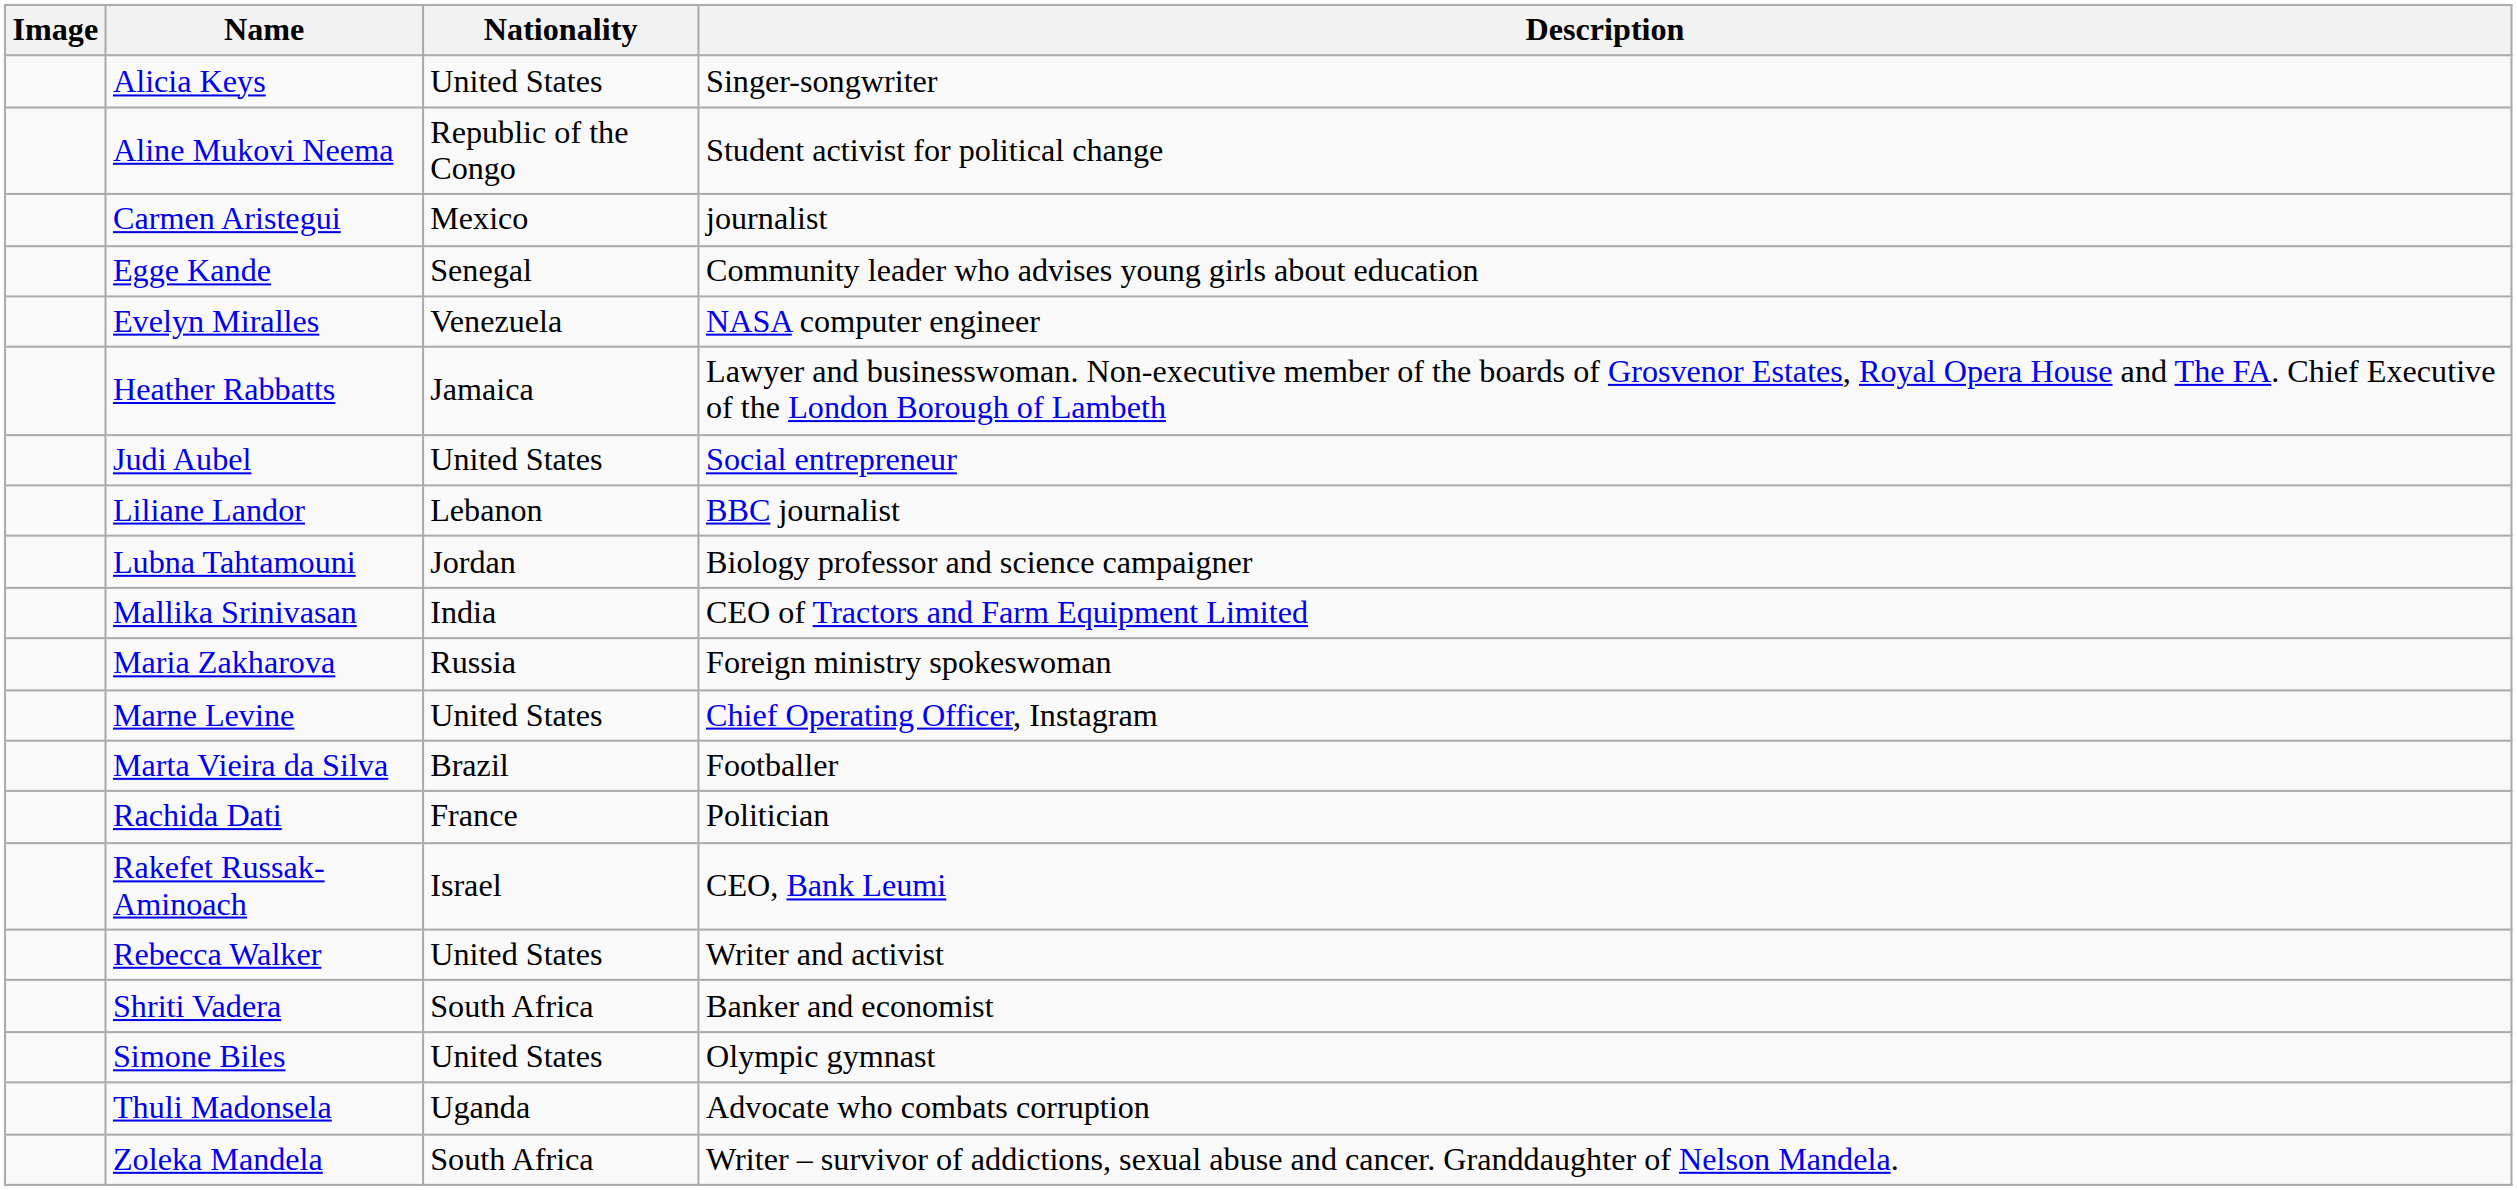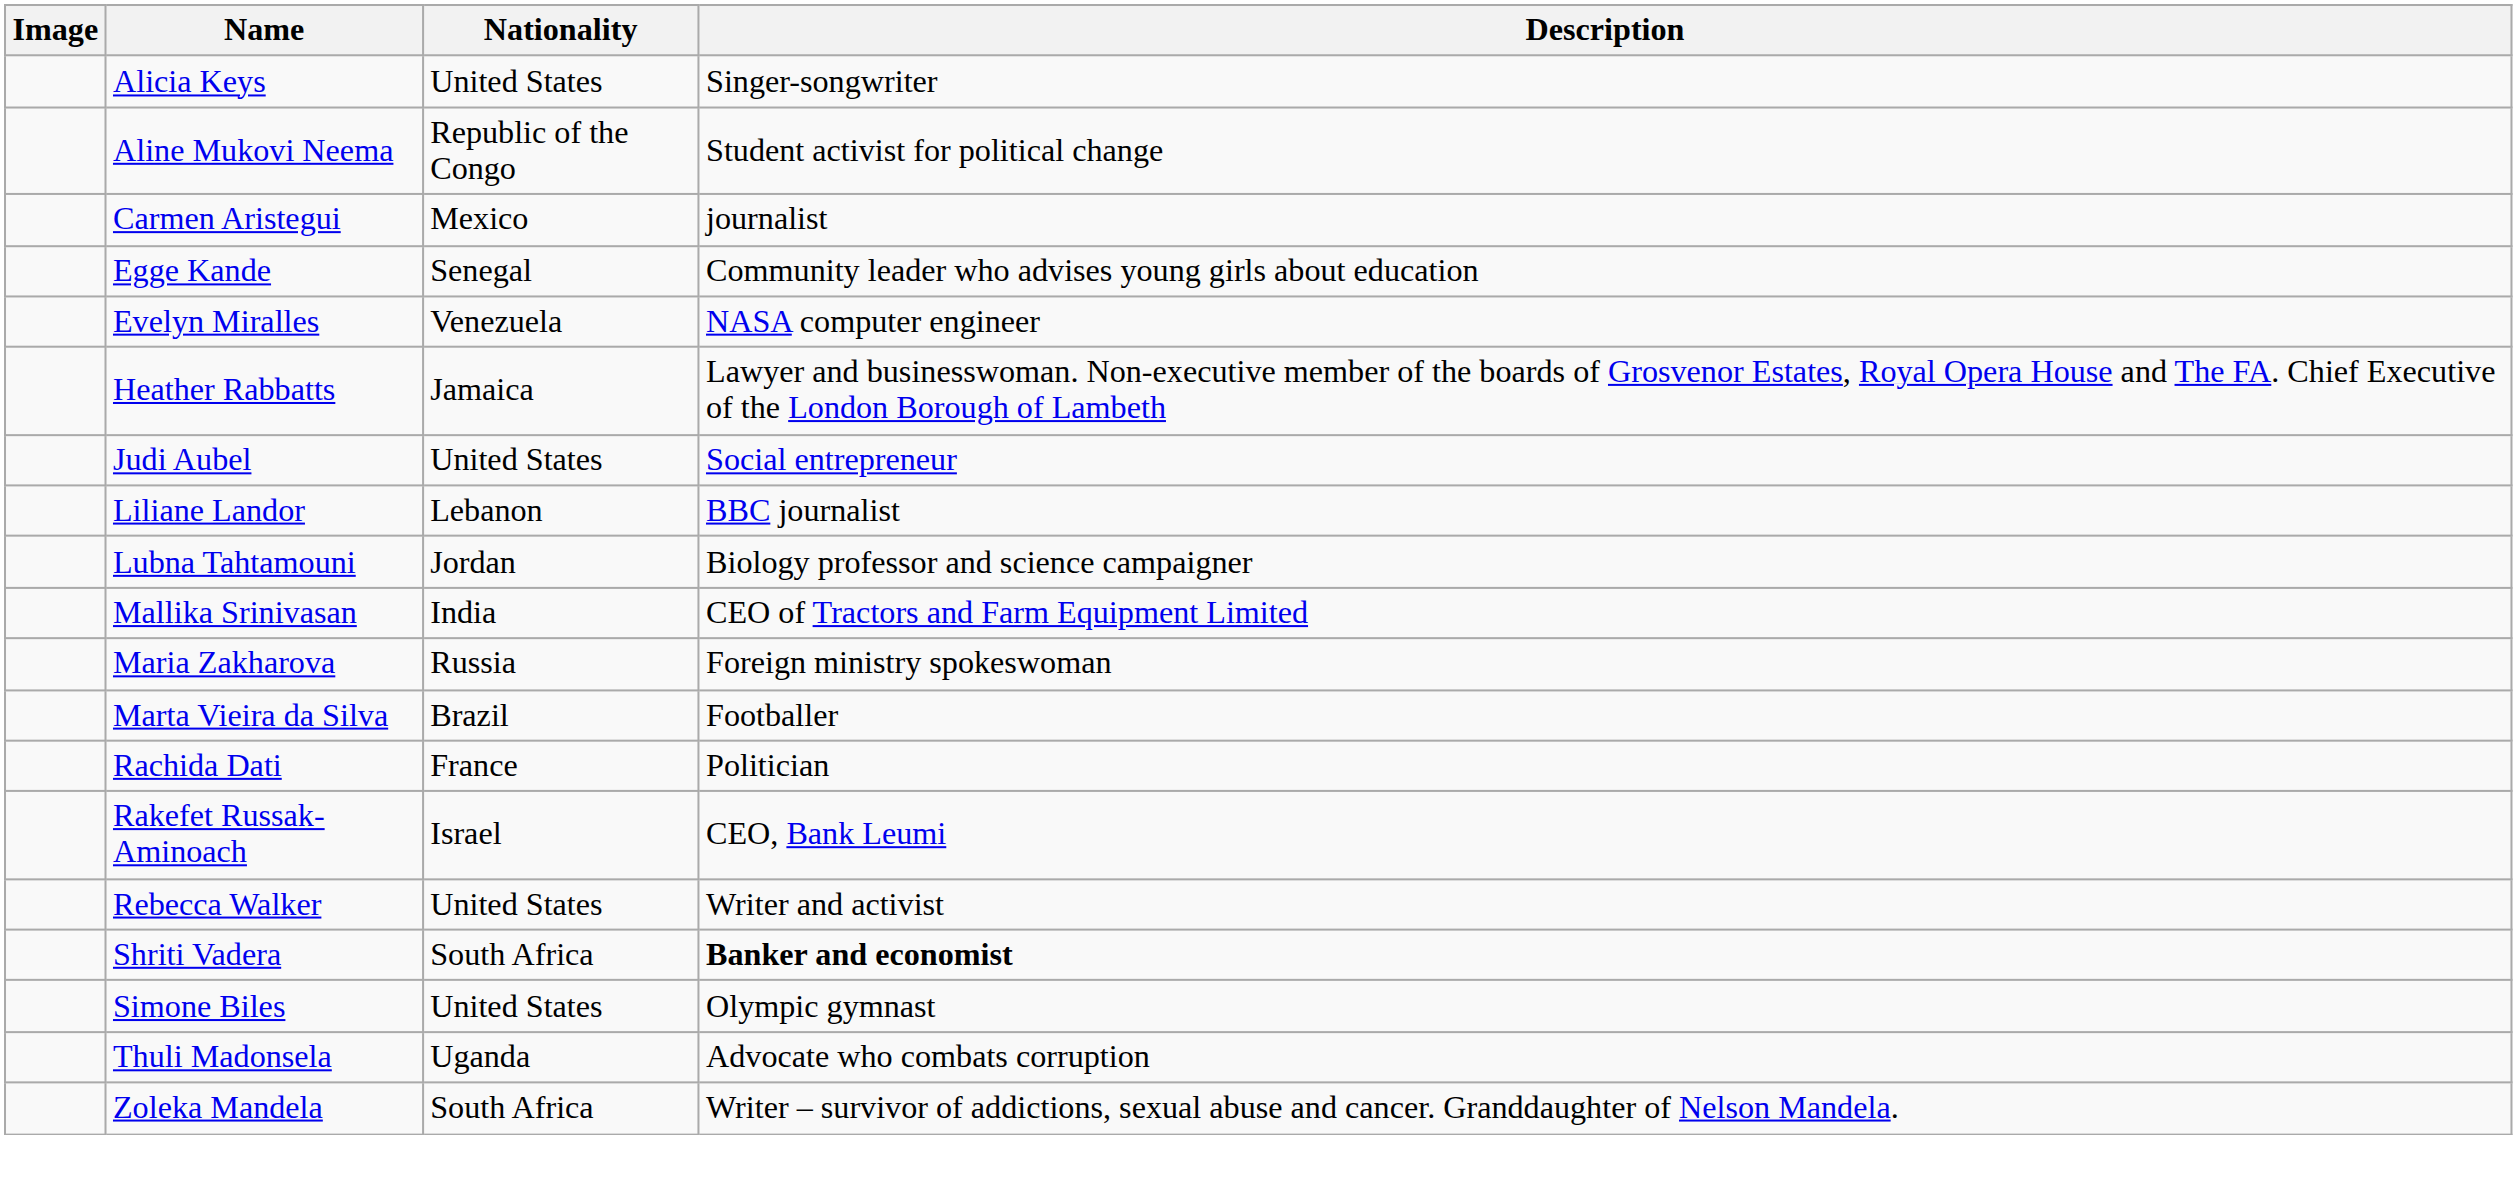- row: (204, 714)
(850, 1005) normal -> (859, 954) bold
